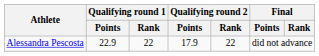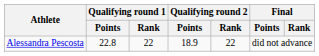(108, 44) 22.9 -> (108, 44) 22.8
(190, 44) 17.9 -> (190, 44) 18.9
